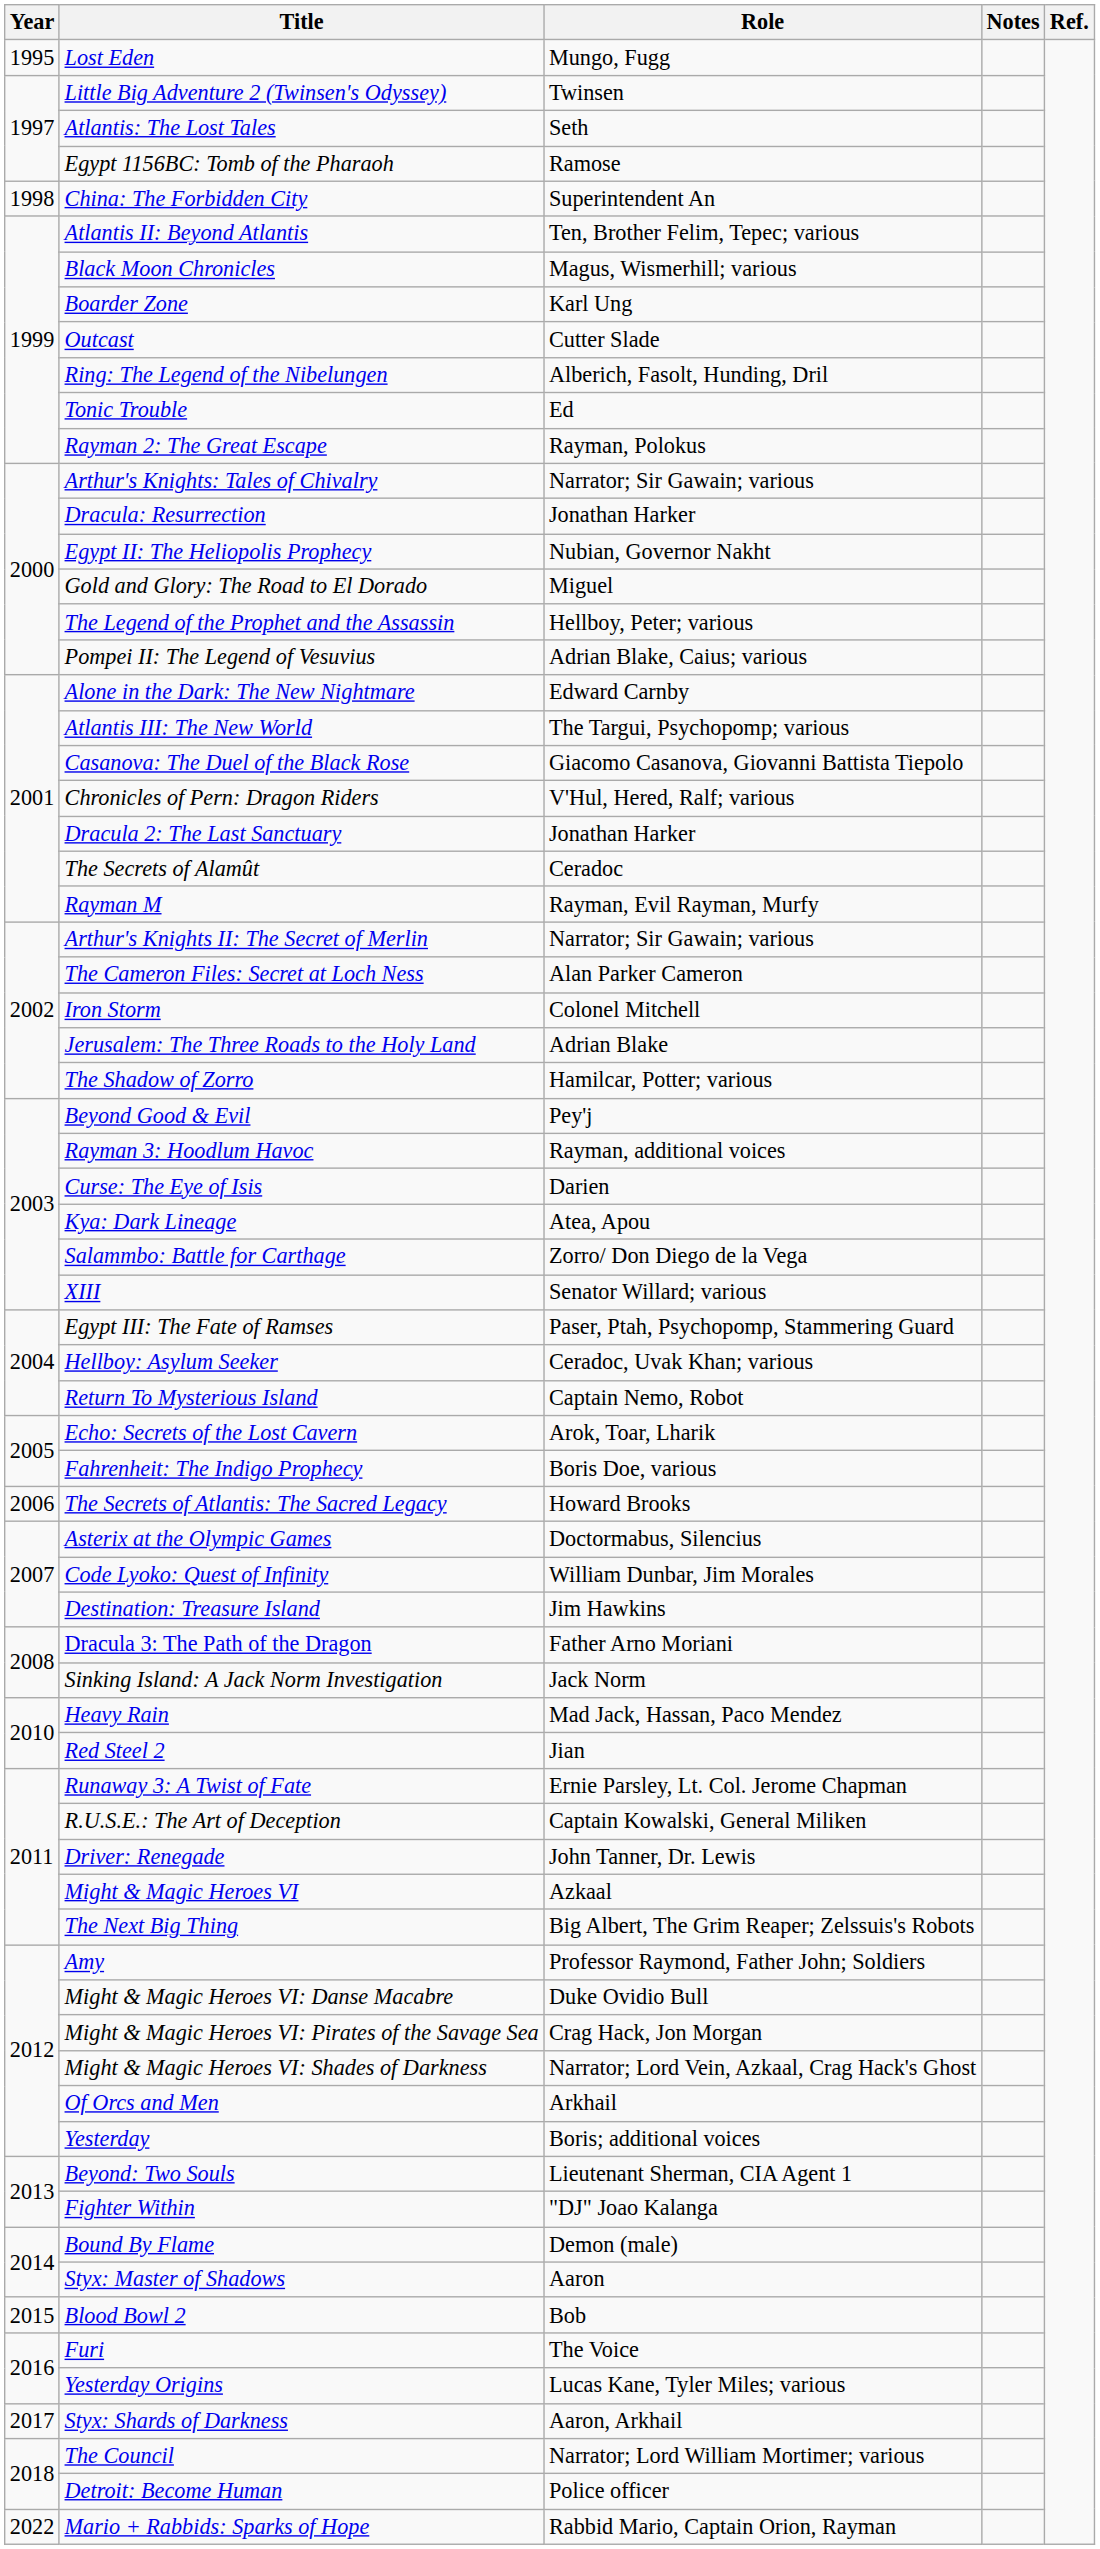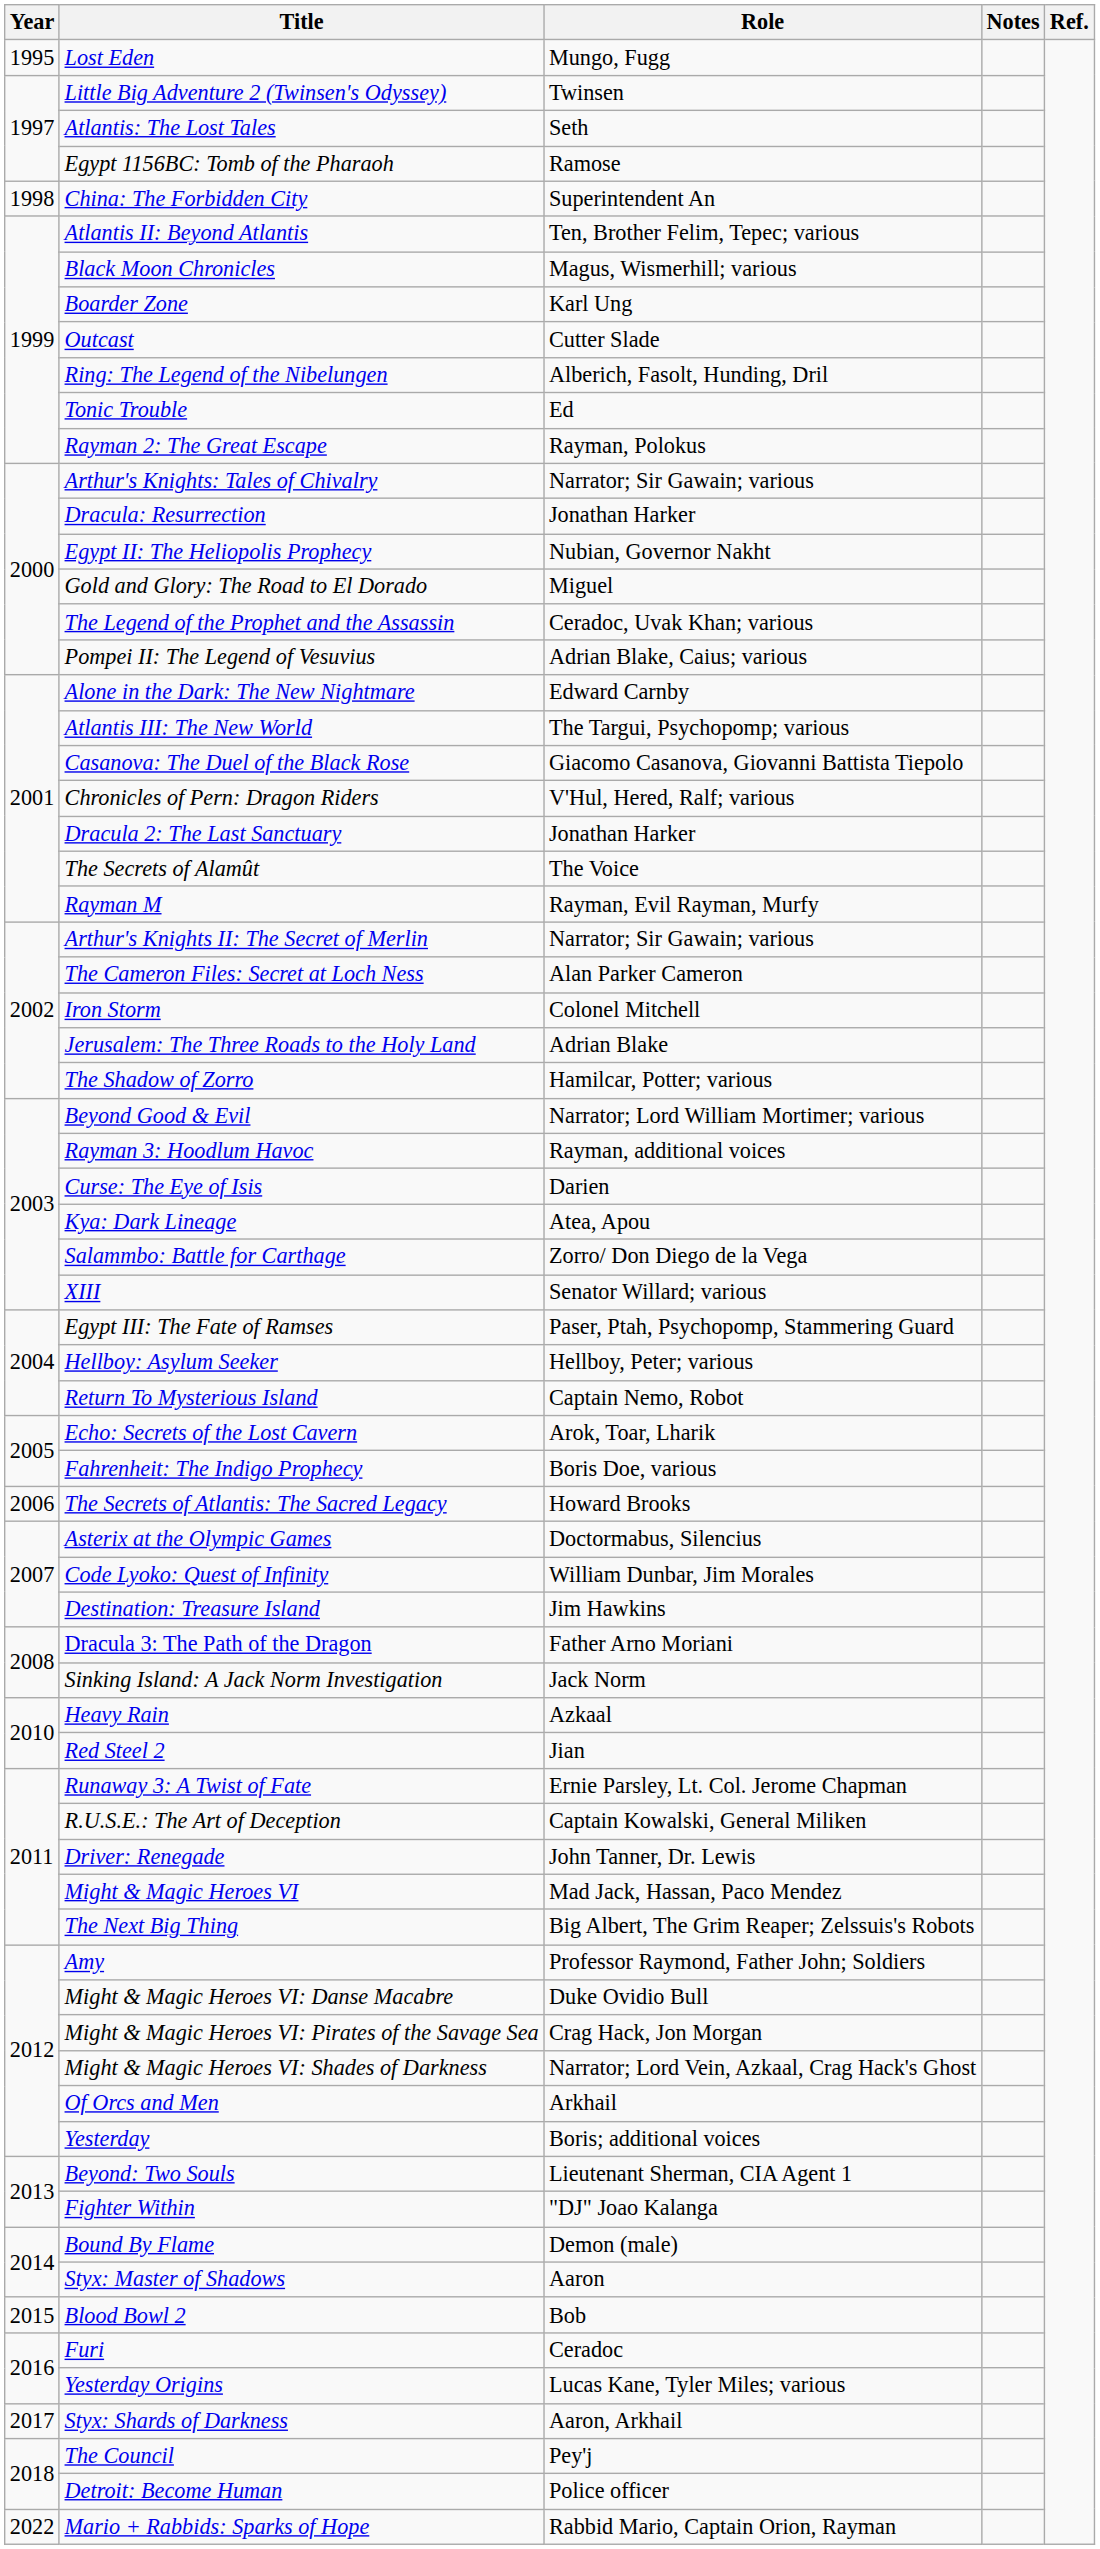(651, 621) Hellboy, Peter; various -> (681, 621) Ceradoc, Uvak Khan; various
(586, 868) Ceradoc -> (594, 868) The Voice
(571, 1115) Pey'j -> (737, 1115) Narrator; Lord William Mortimer; various
(681, 1362) Ceradoc, Uvak Khan; various -> (651, 1362) Hellboy, Peter; various
(695, 1715) Mad Jack, Hassan, Paco Mendez -> (580, 1715) Azkaal
(580, 1891) Azkaal -> (695, 1891) Mad Jack, Hassan, Paco Mendez
(594, 2350) The Voice -> (586, 2350) Ceradoc
(737, 2455) Narrator; Lord William Mortimer; various -> (571, 2455) Pey'j
